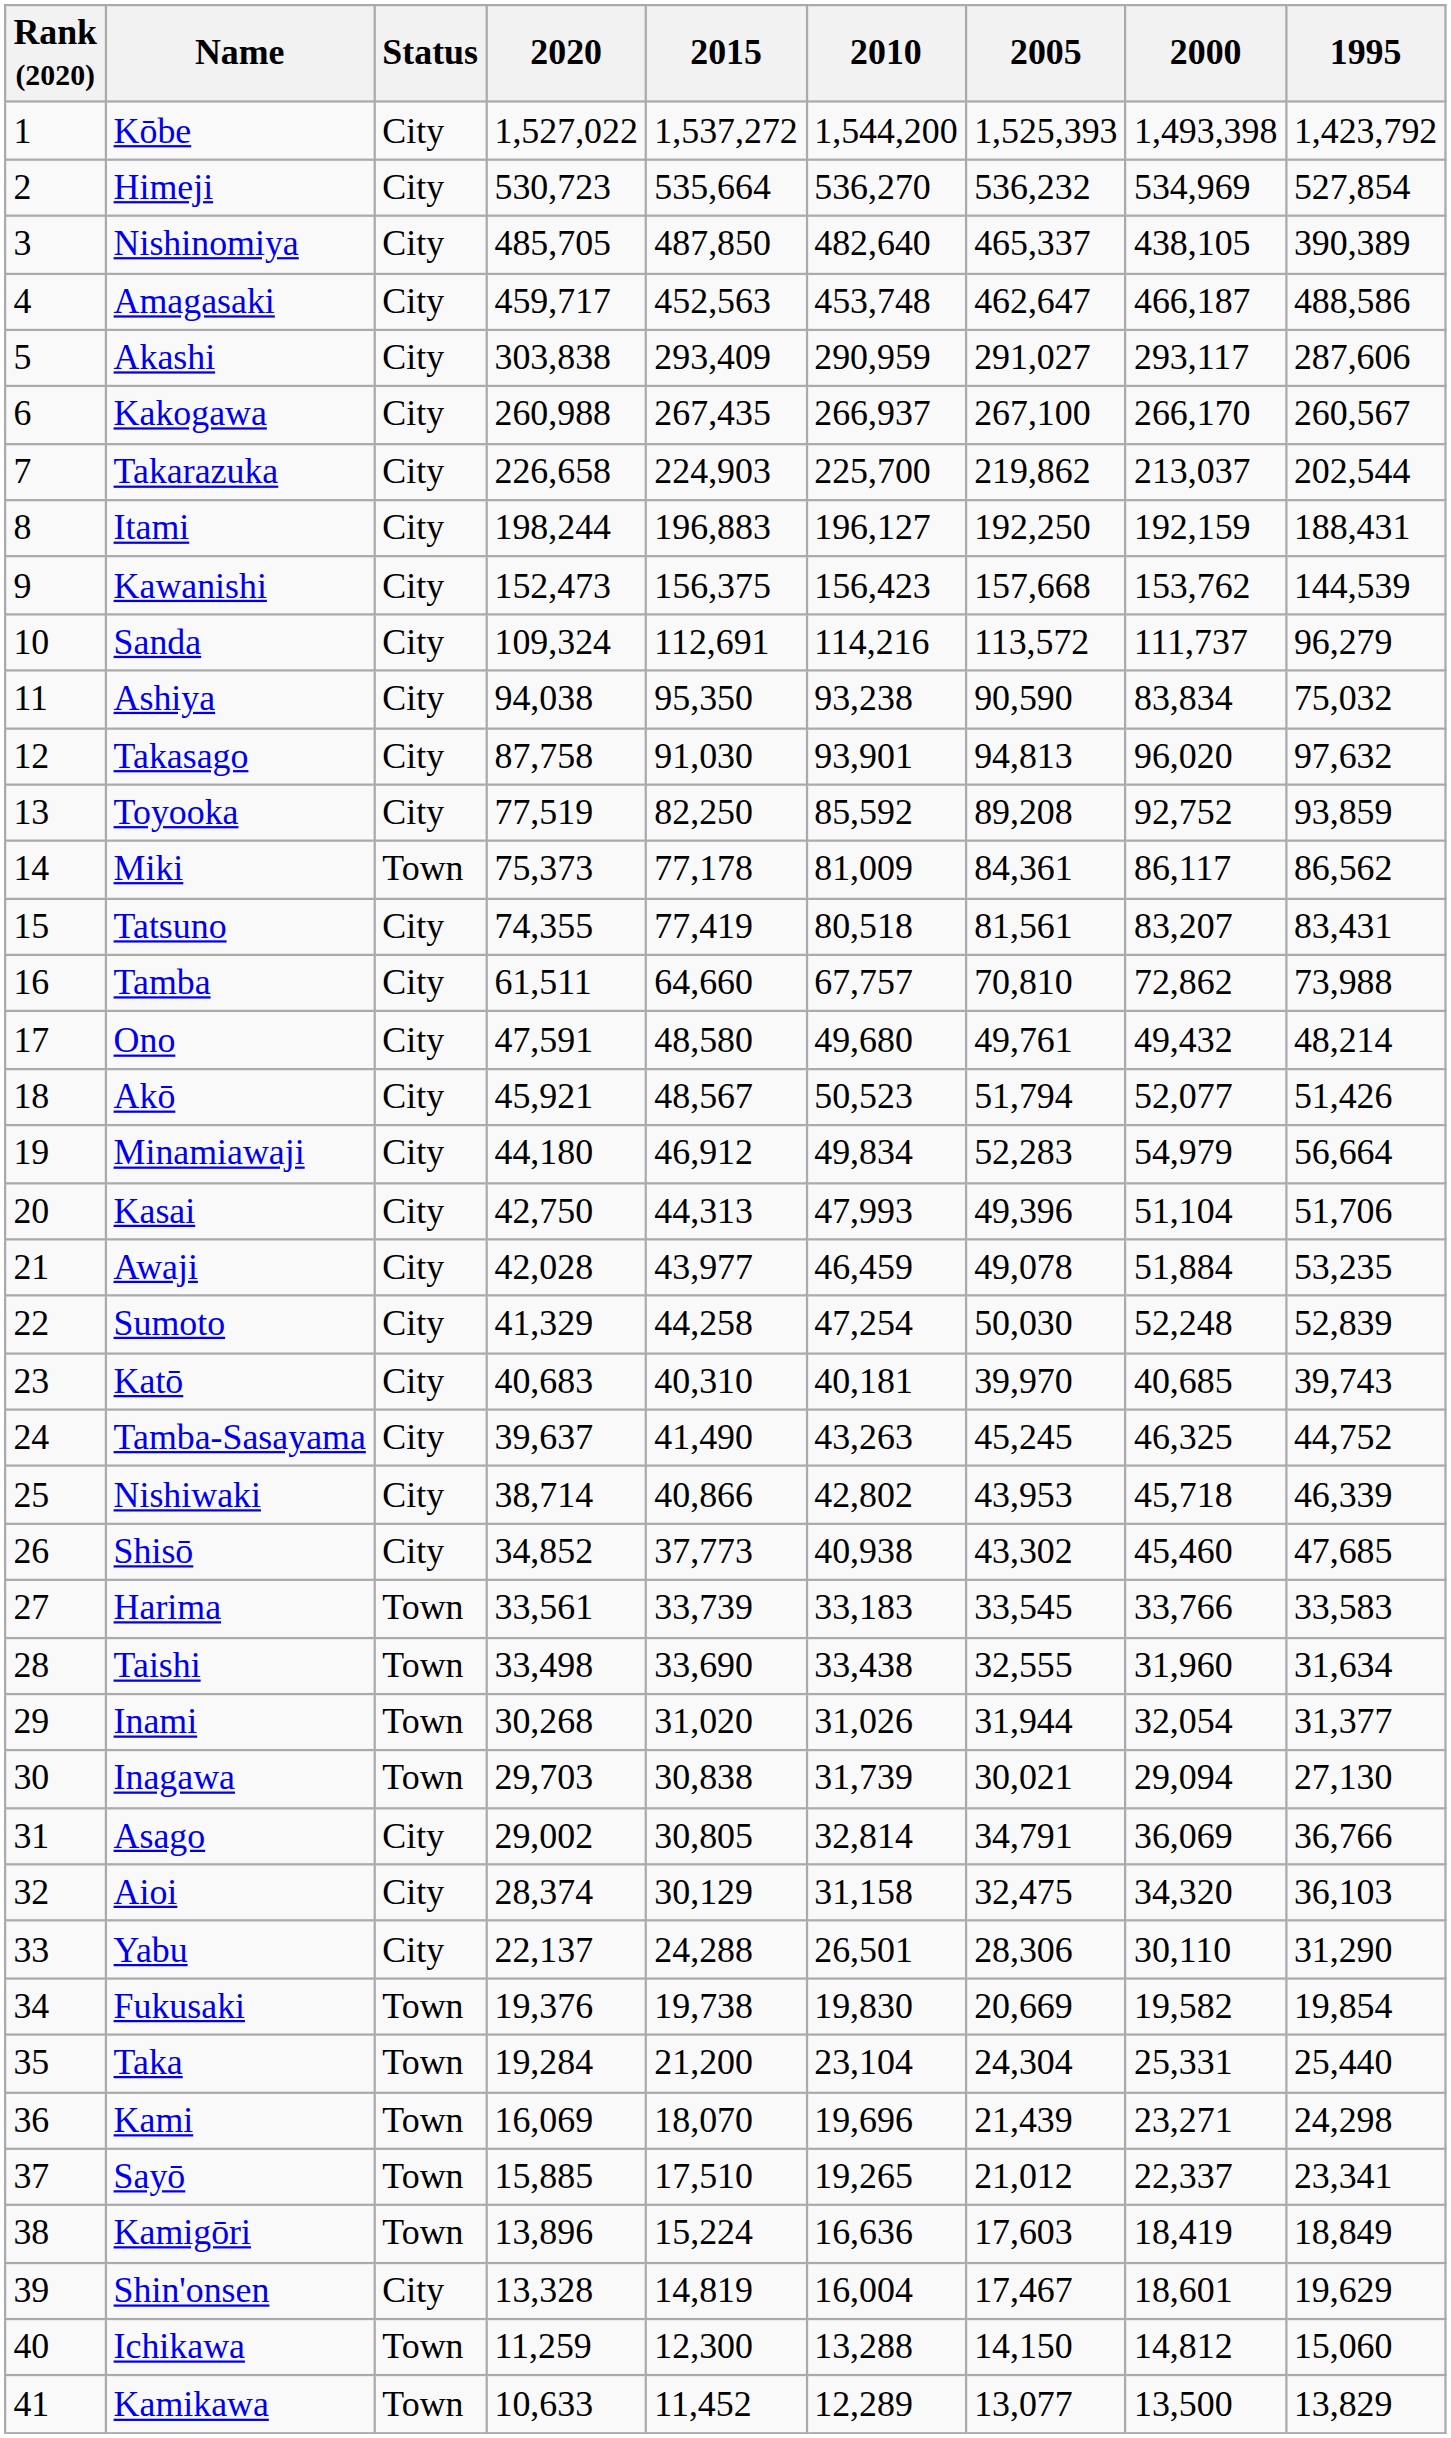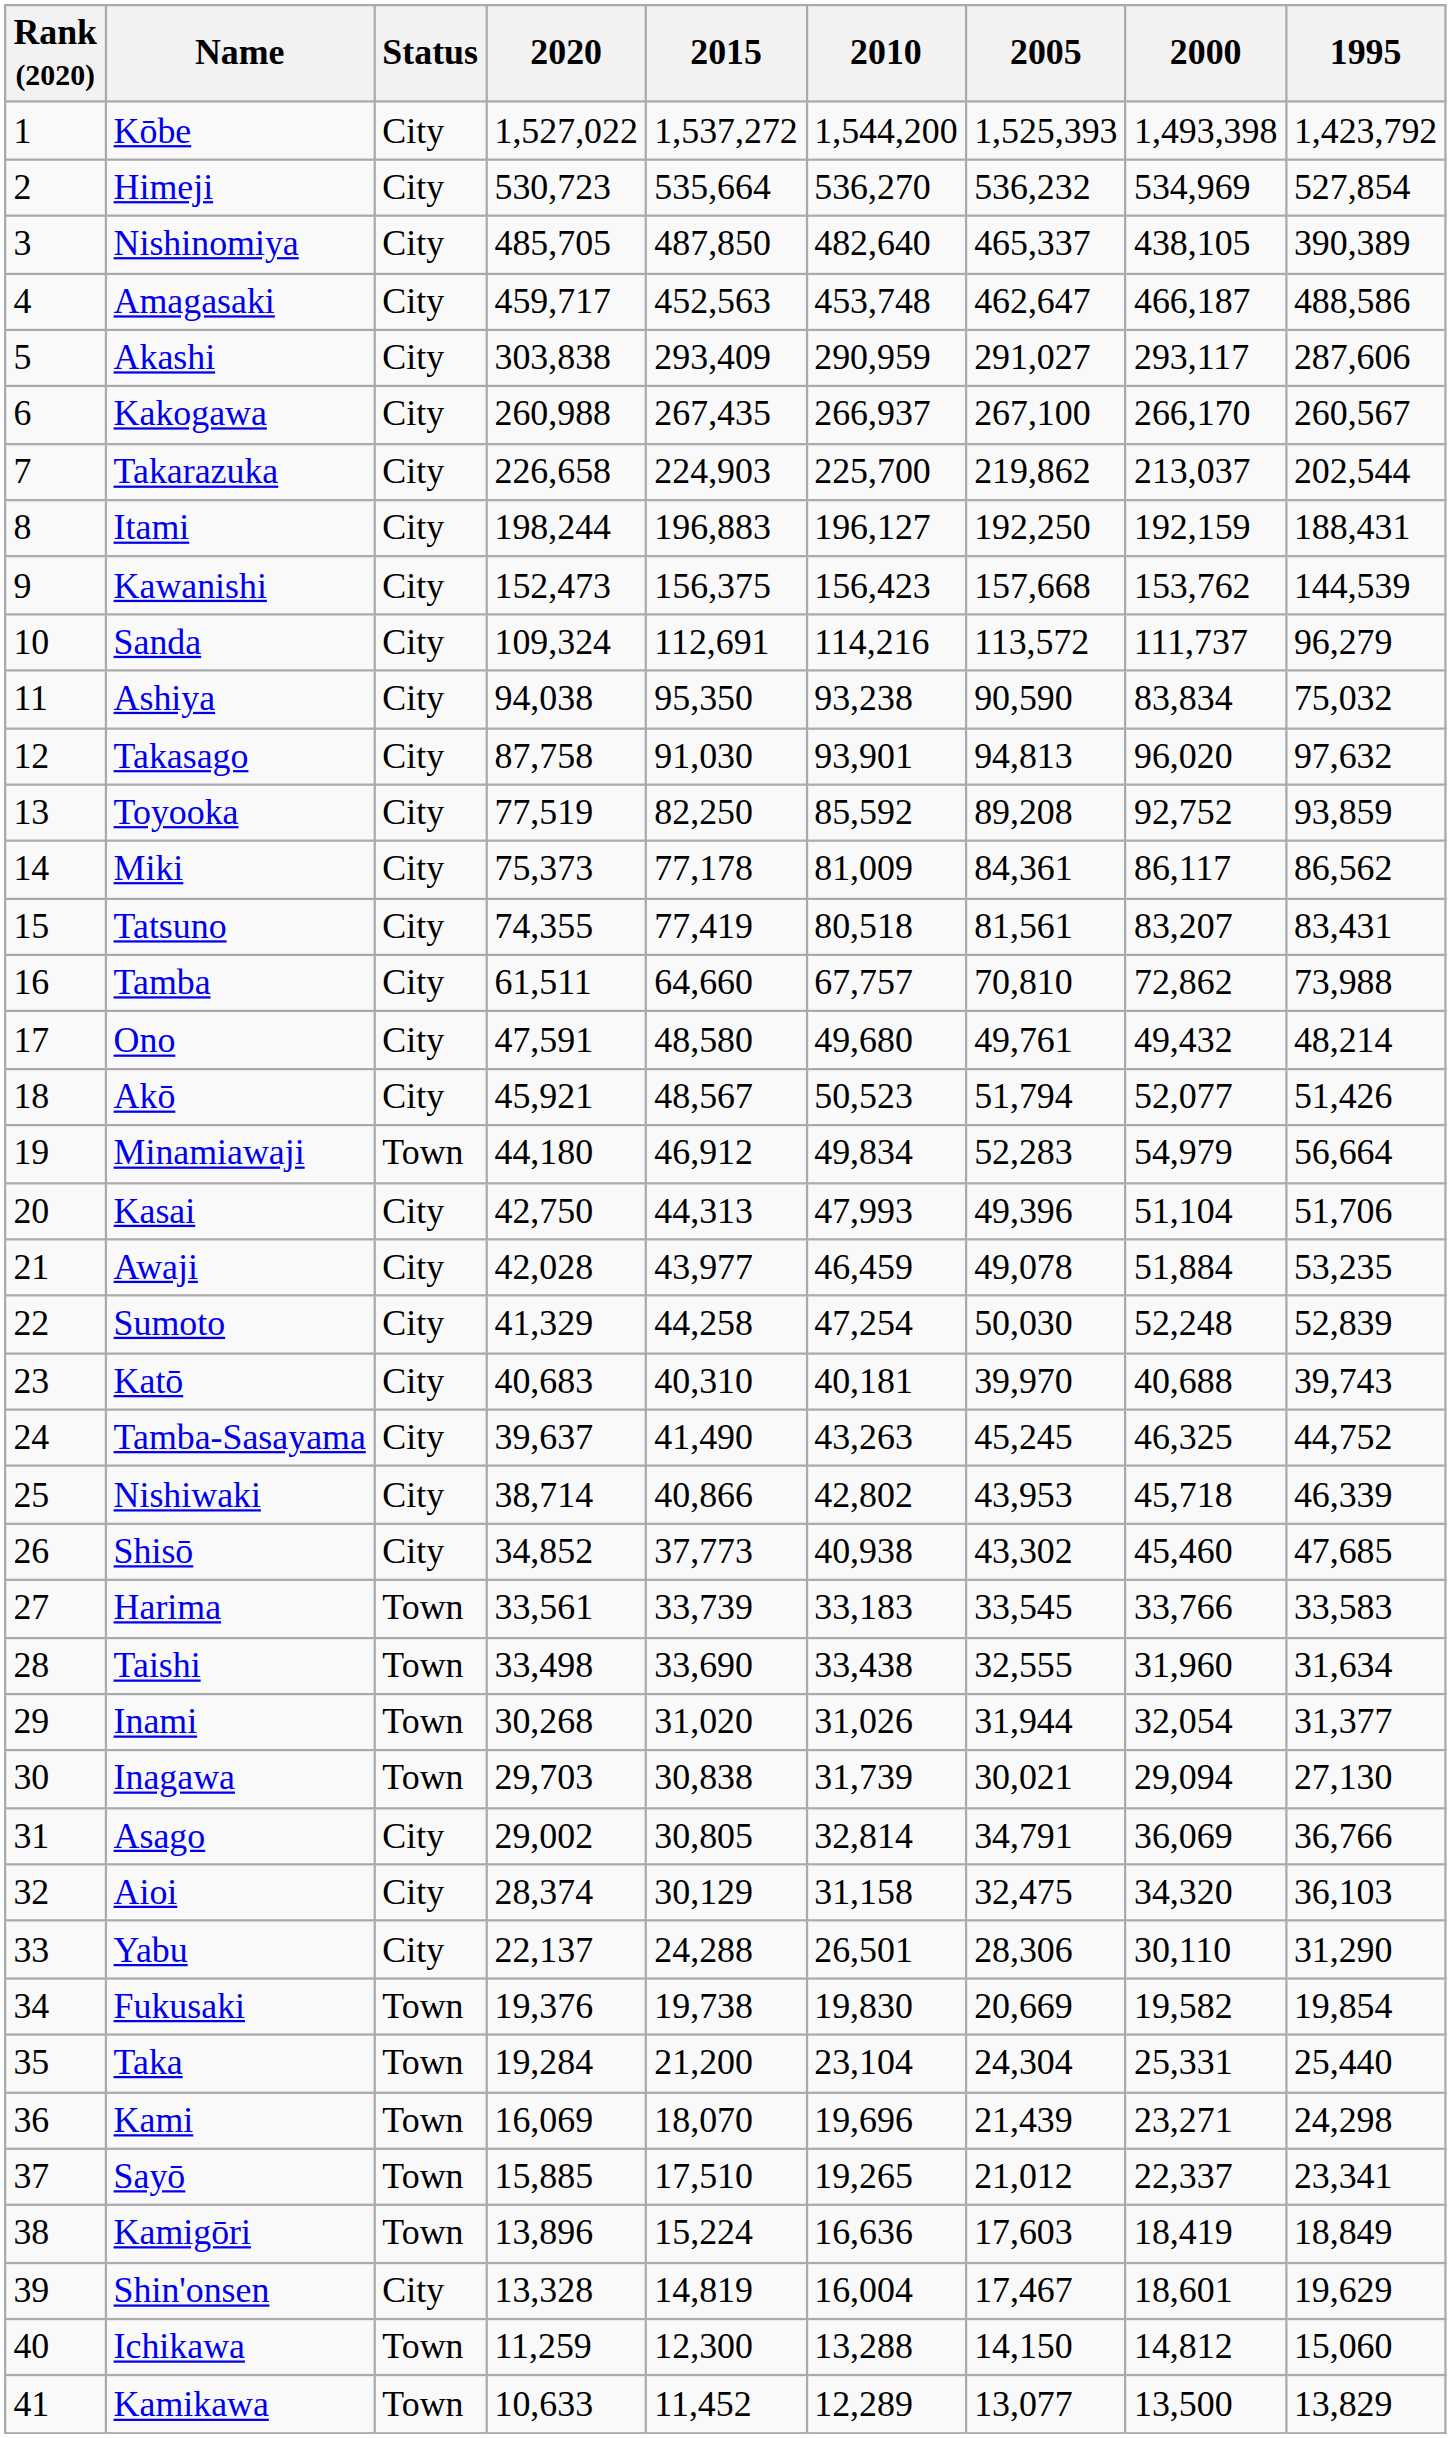(423, 868) Town -> (413, 868) City
(413, 1153) City -> (423, 1153) Town
(1183, 1380) 40,685 -> (1183, 1380) 40,688
